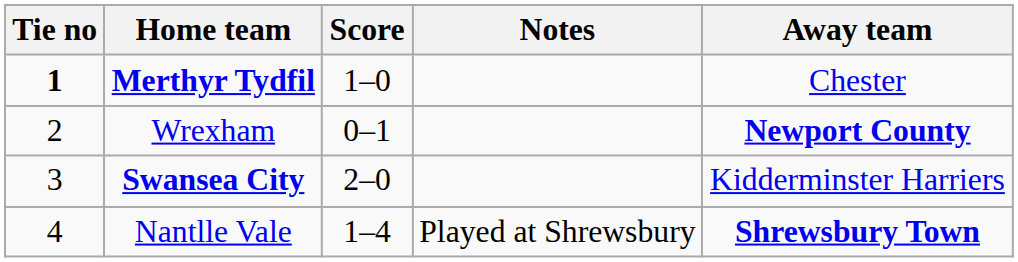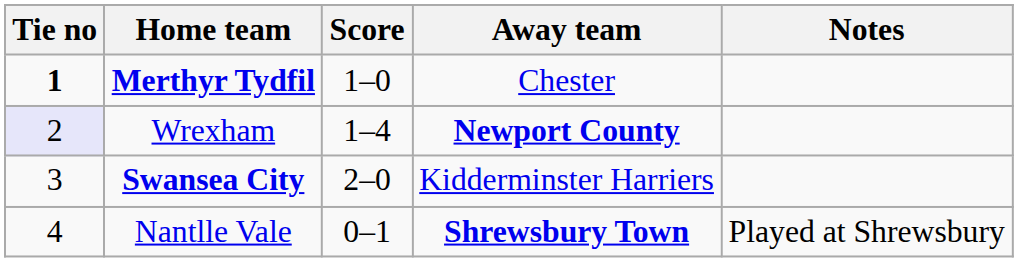columns swapped: (857, 29) <-> (557, 29)
(55, 130) no background -> (55, 130) lavender background
(367, 130) 0–1 -> (367, 130) 1–4
(367, 230) 1–4 -> (367, 230) 0–1
